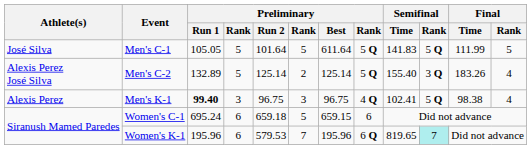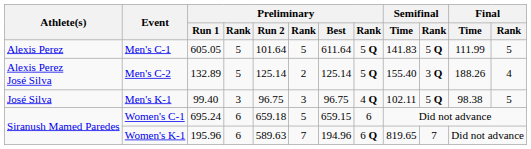(29, 49) José Silva -> (35, 49) Alexis Perez
(206, 49) 105.05 -> (206, 49) 605.05
(470, 74) 183.26 -> (470, 74) 188.26
(35, 99) Alexis Perez -> (29, 99) José Silva
(206, 99) bold -> (206, 99) normal
(401, 99) 102.41 -> (401, 99) 102.11
(509, 99) 4 -> (509, 99) 5
(271, 135) 579.53 -> (271, 135) 589.63
(336, 135) 195.96 -> (336, 135) 194.96
(434, 135) paleturquoise background -> (434, 135) no background
